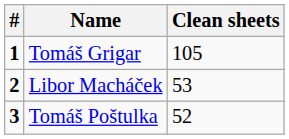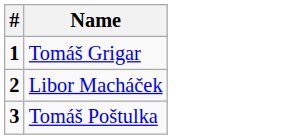- column: (226, 20)
